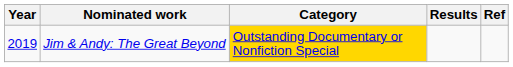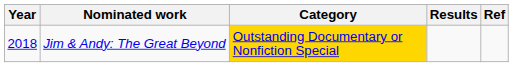(22, 43) 2019 -> (22, 43) 2018
